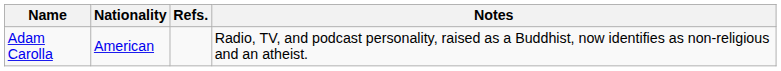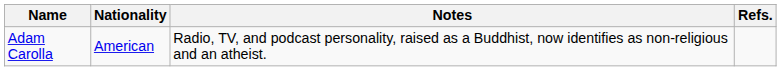columns swapped: (494, 15) <-> (191, 15)
